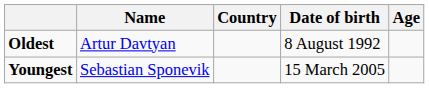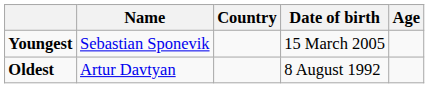rows swapped: (40, 69) <-> (31, 43)
